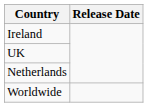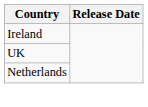- row: (34, 92)
